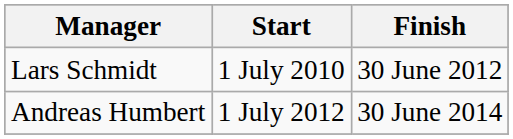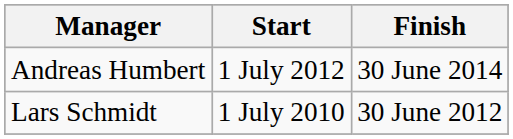rows swapped: (84, 69) <-> (108, 112)
